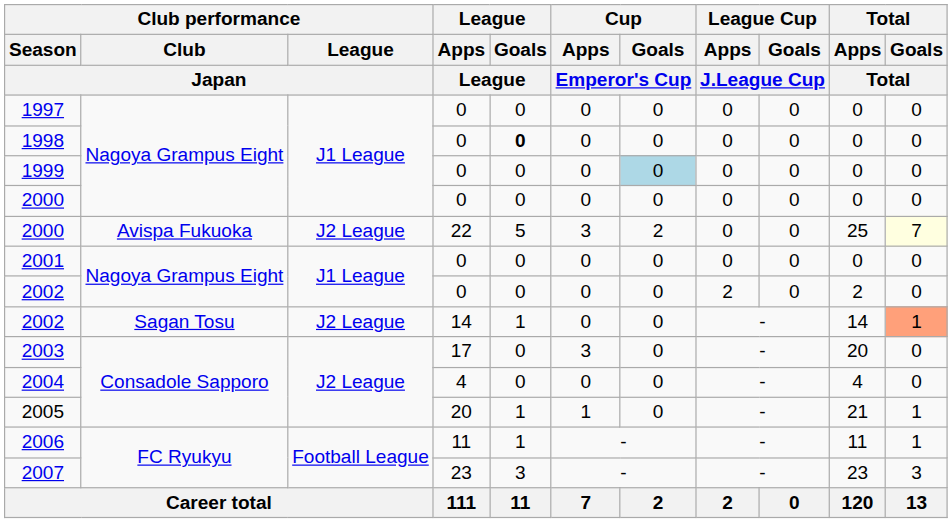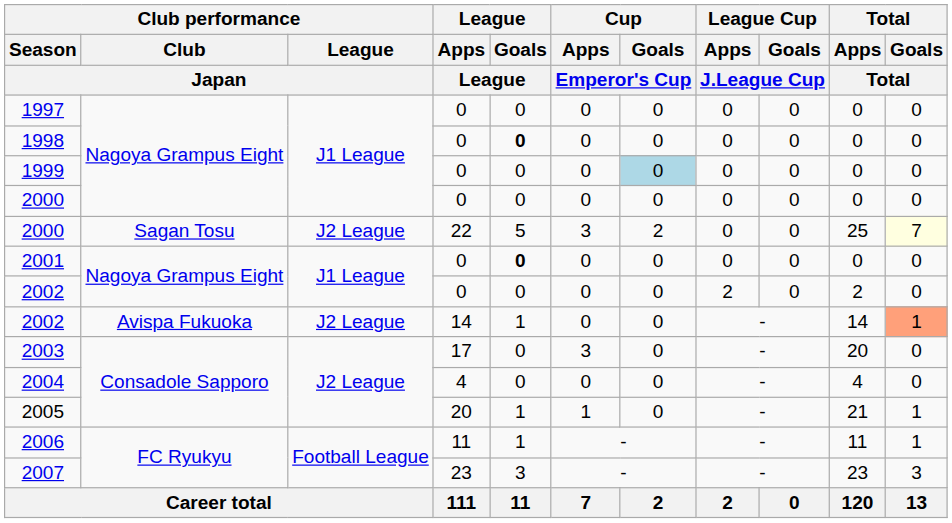(184, 230) Avispa Fukuoka -> (184, 230) Sagan Tosu
(520, 261) normal -> (520, 261) bold
(184, 321) Sagan Tosu -> (184, 321) Avispa Fukuoka
